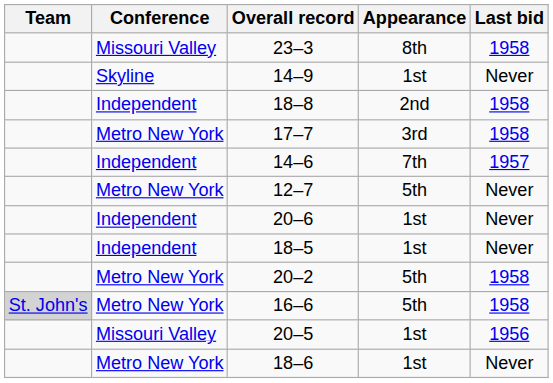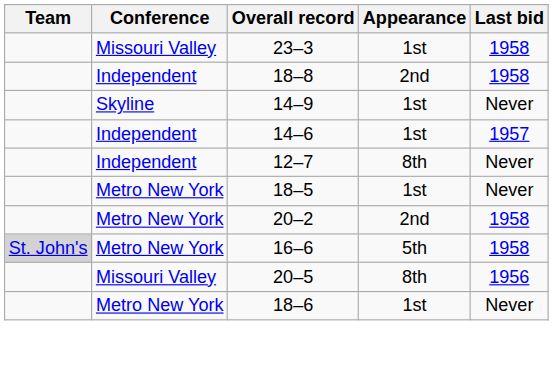(415, 47) 8th -> (415, 47) 1st
rows swapped: (293, 104) <-> (293, 76)
- row: (293, 133)
(415, 162) 7th -> (415, 133) 1st
(160, 190) Metro New York -> (146, 162) Independent
(415, 190) 5th -> (415, 162) 8th
- row: (293, 219)
(146, 248) Independent -> (160, 190) Metro New York
(415, 276) 5th -> (415, 219) 2nd
(415, 334) 1st -> (415, 276) 8th
